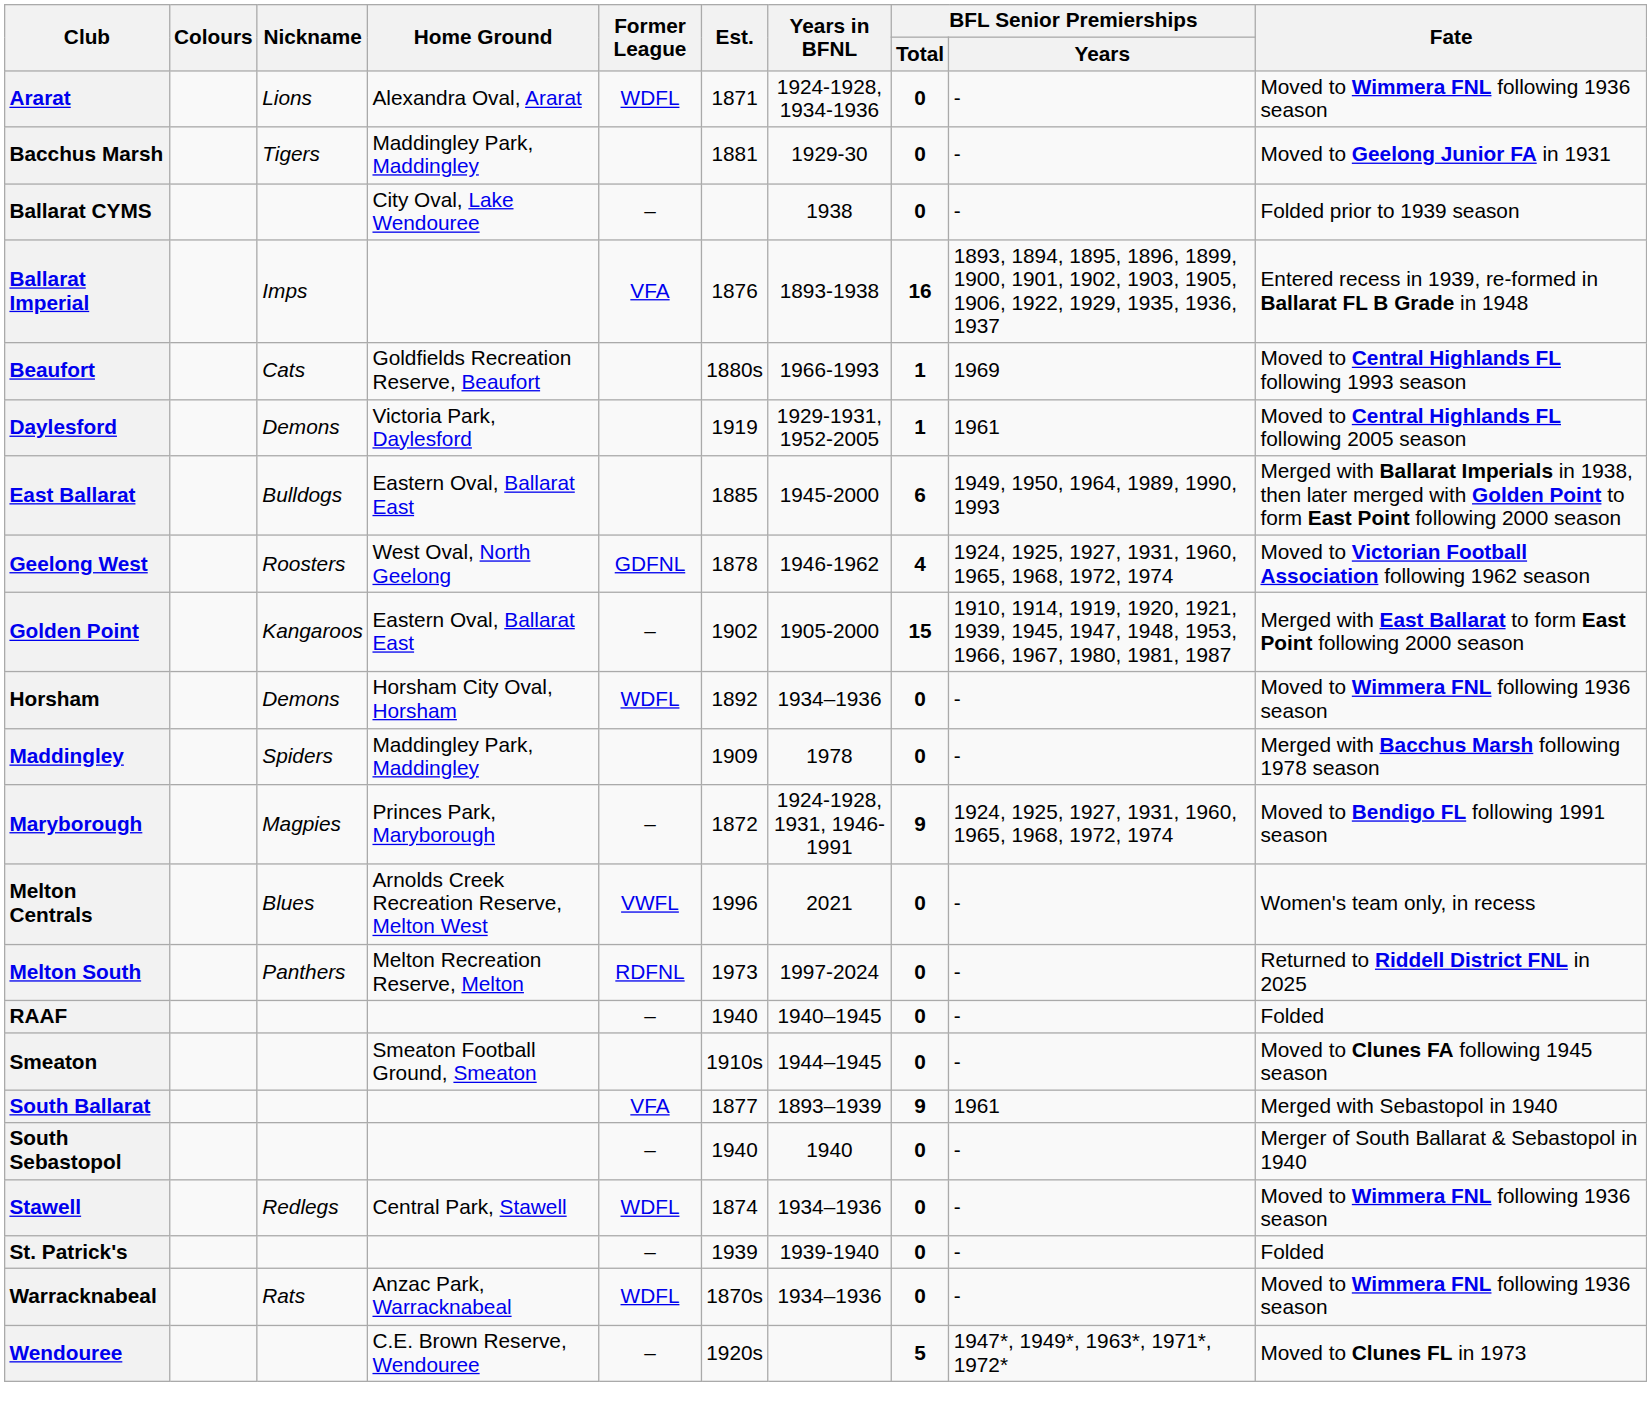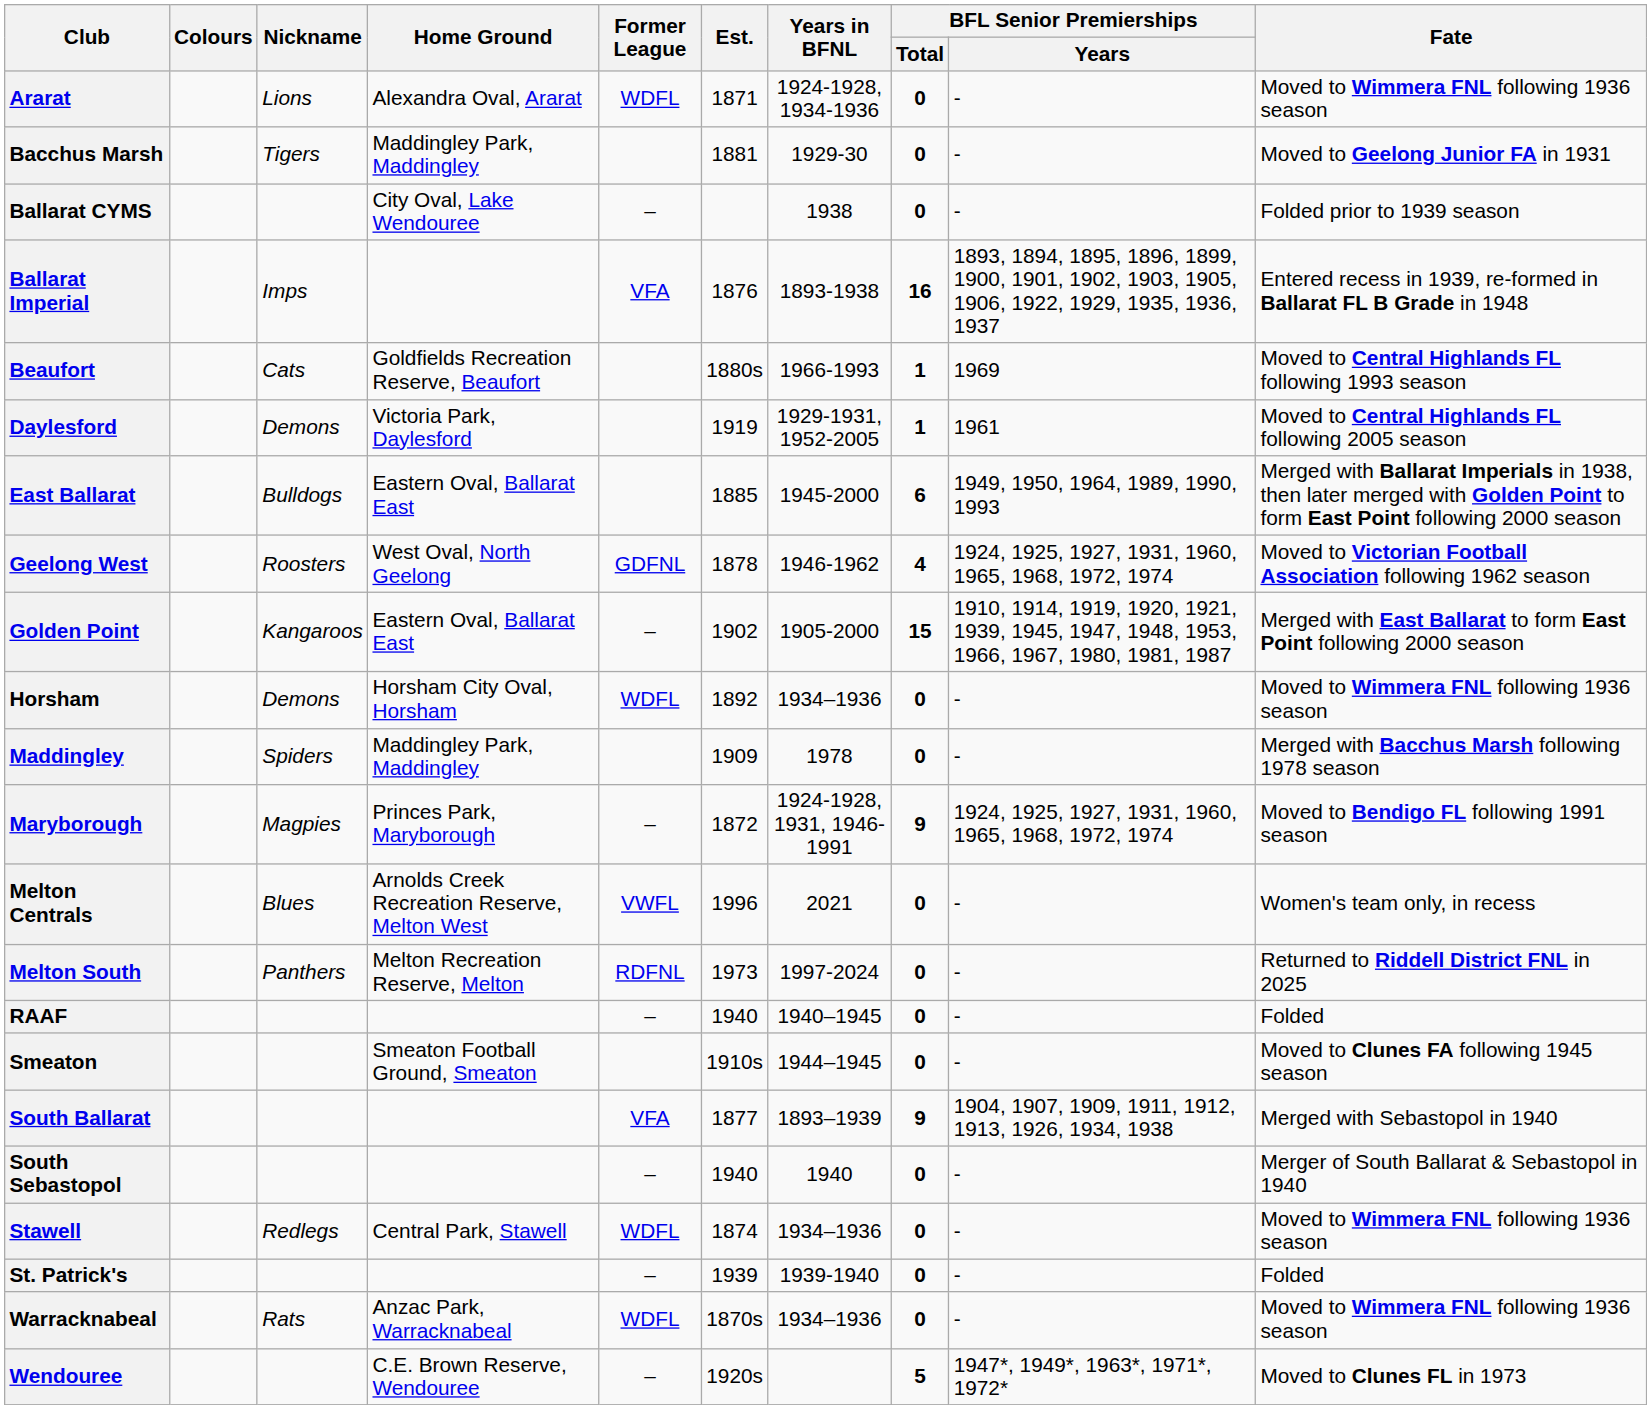(977, 1106) 1961 -> (1095, 1117) 1904, 1907, 1909, 1911, 1912, 1913, 1926, 1934, 1938
